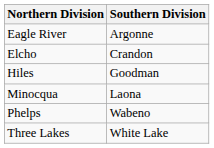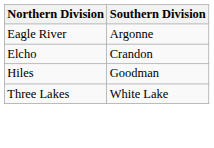- row: (33, 93)
- row: (24, 113)
